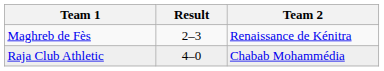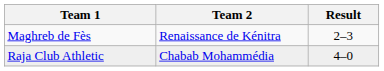columns swapped: (303, 14) <-> (192, 14)
